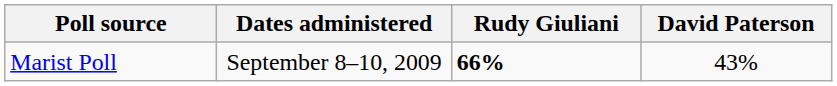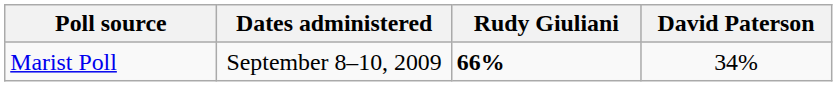(736, 61) 43% -> (736, 61) 34%
